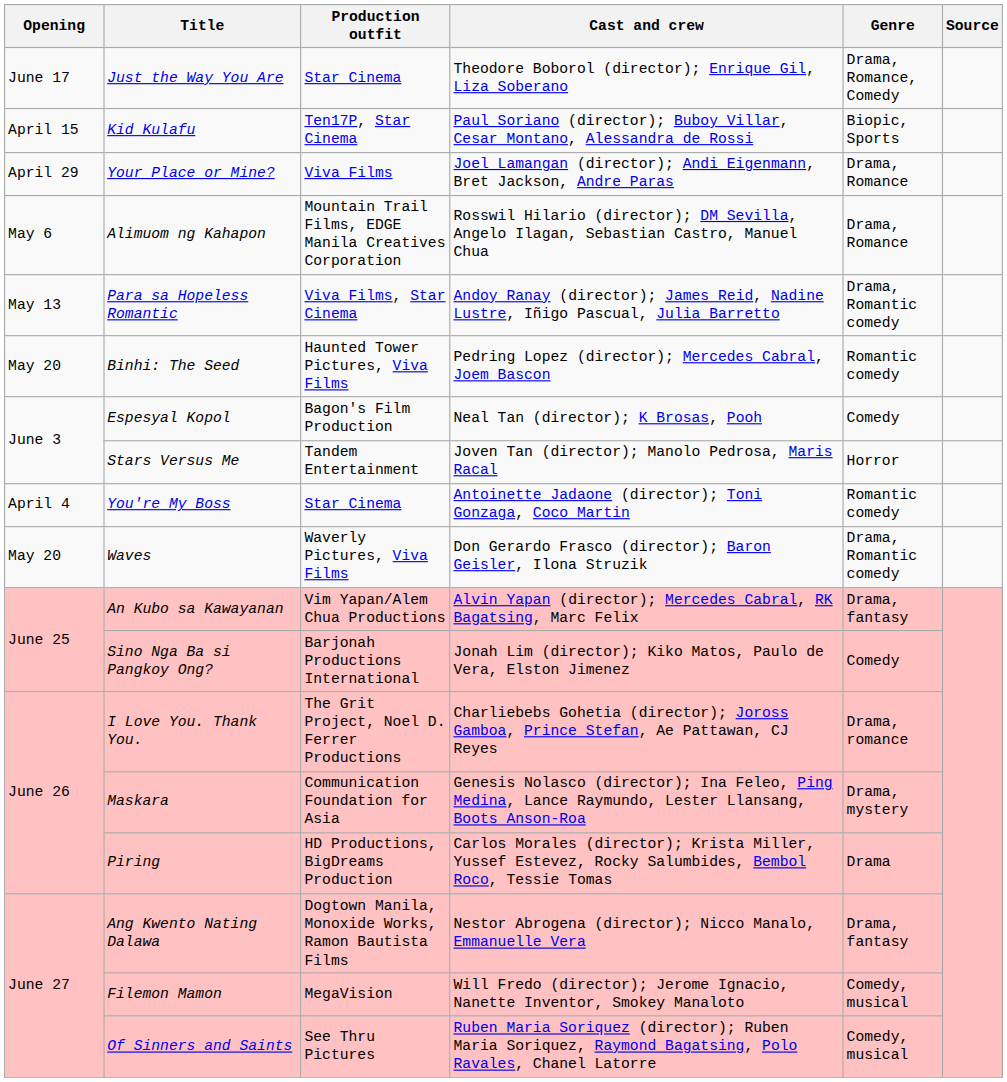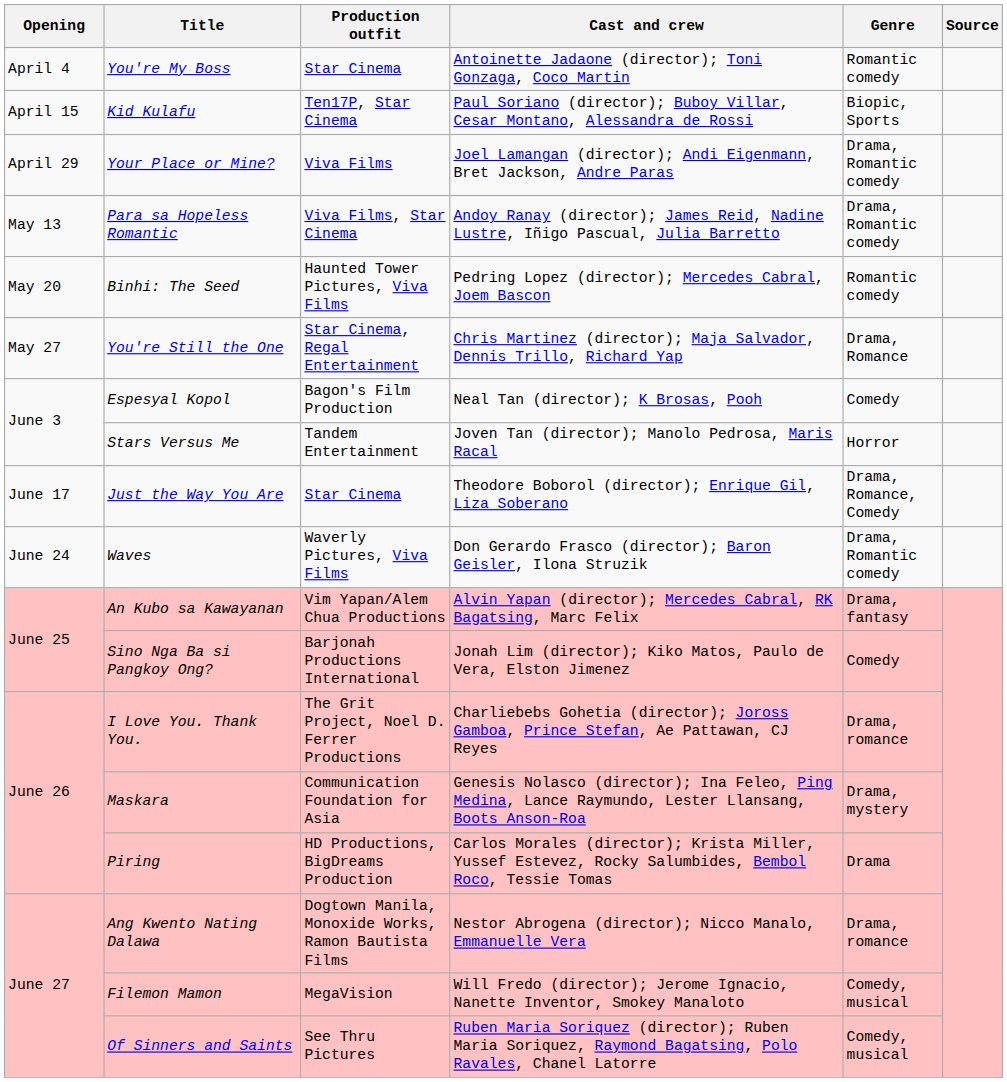rows swapped: (169, 504) <-> (195, 78)
(877, 173) Drama, Romance -> (882, 164) Drama, Romantic comedy
- row: (187, 234)
+ row: (195, 348)
(35, 557) May 20 -> (39, 557) June 24
(877, 933) Drama, fantasy -> (877, 933) Drama, romance
